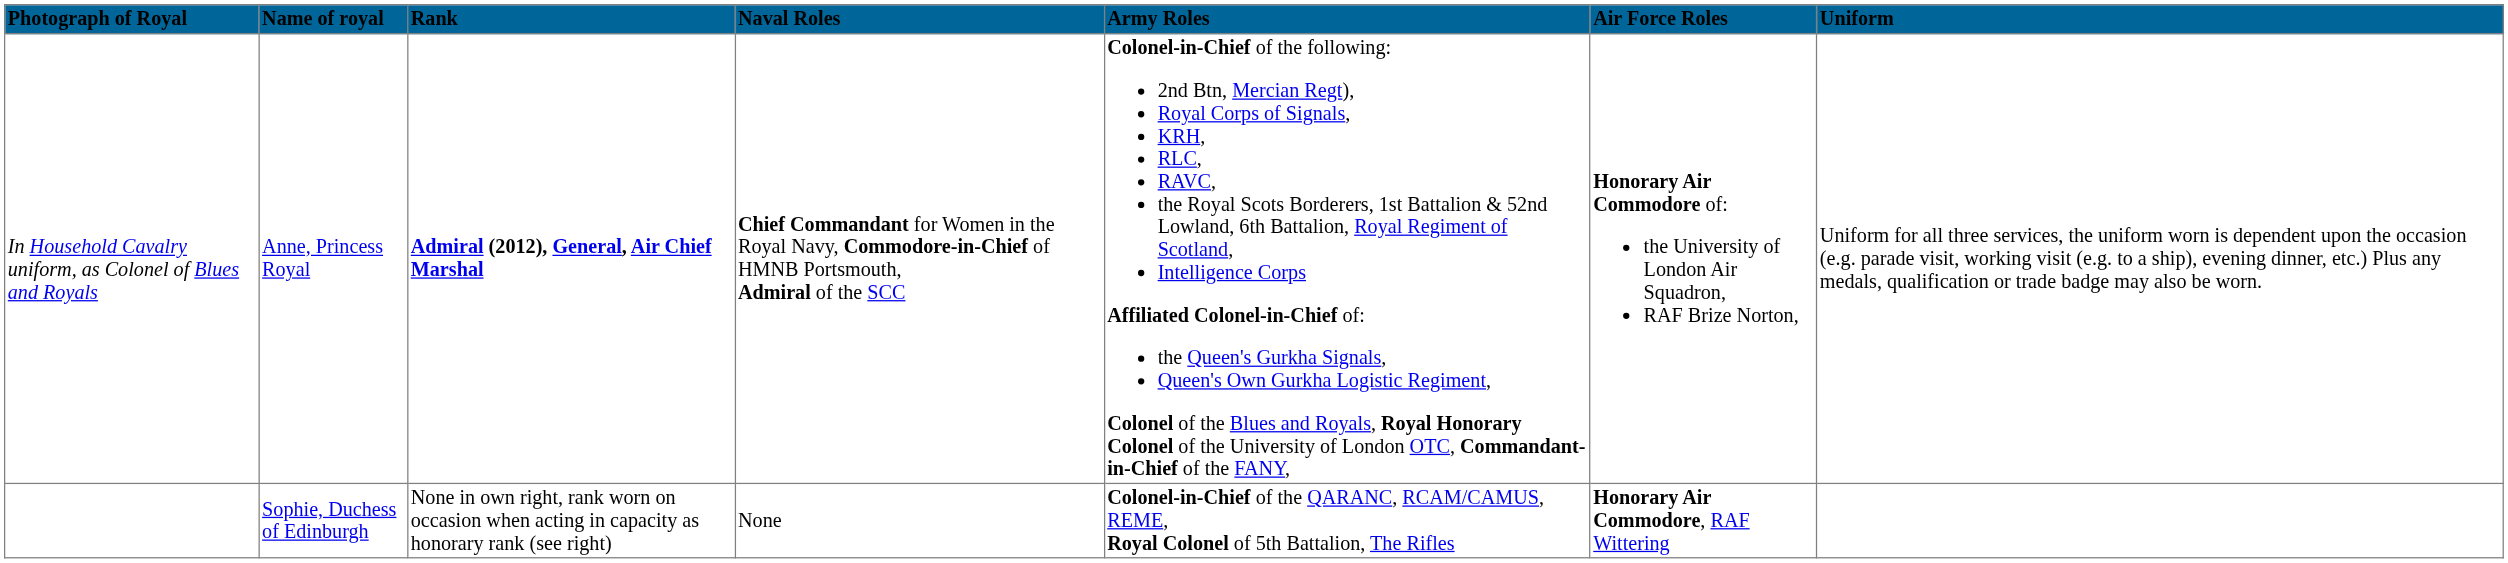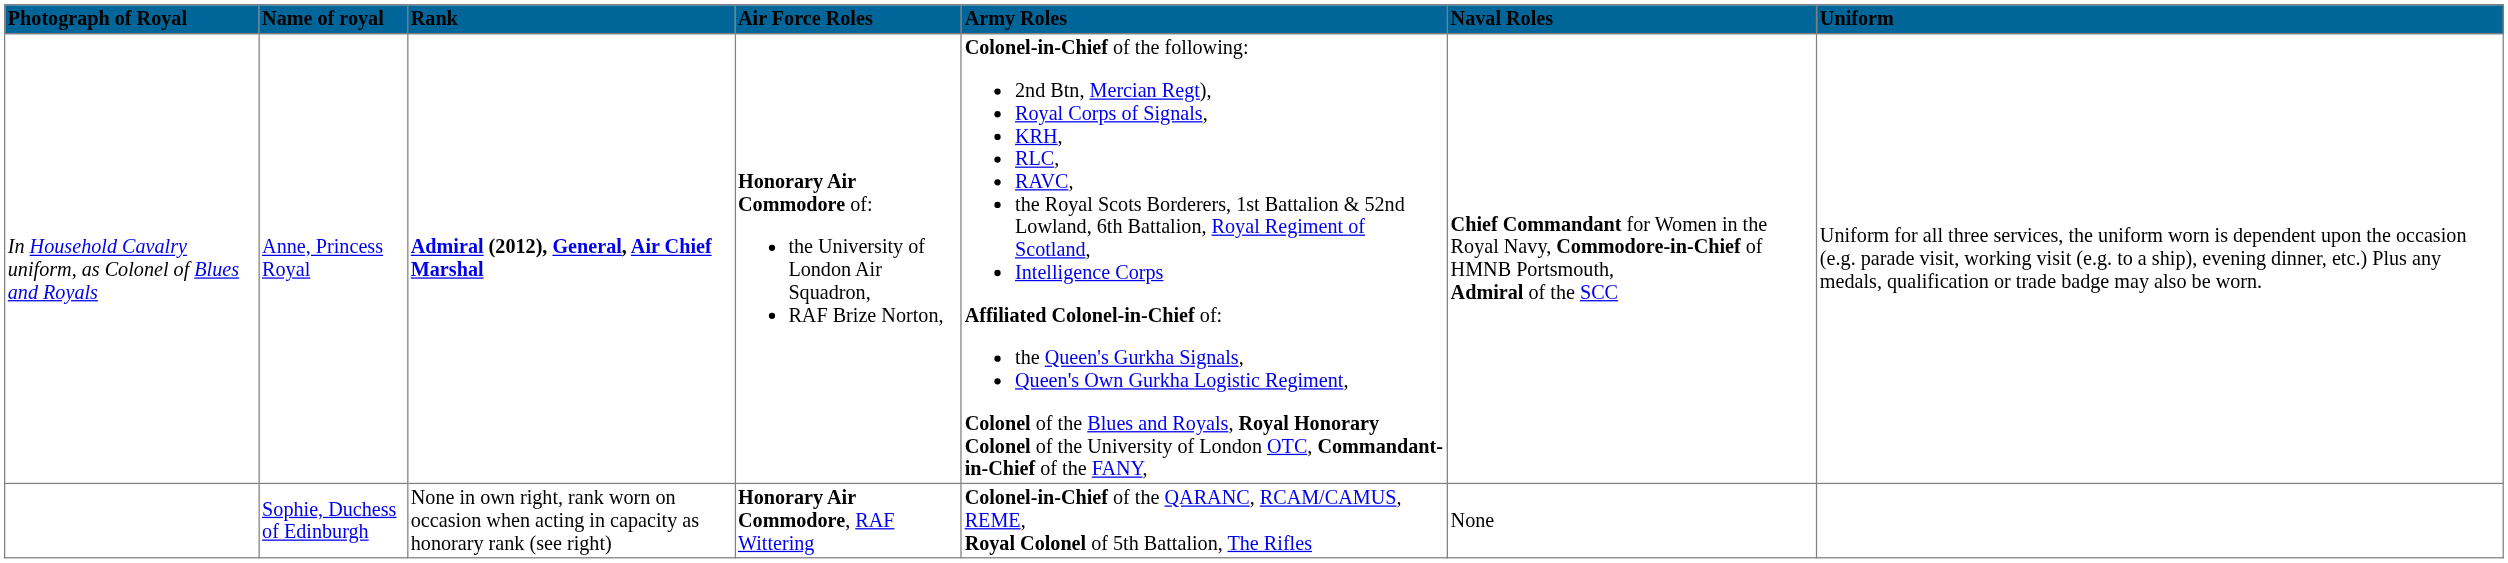columns swapped: (789, 18) <-> (1661, 18)
